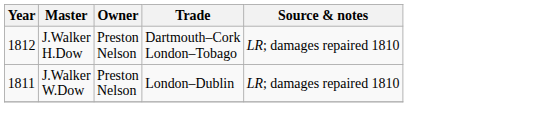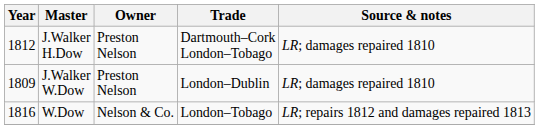(21, 83) 1811 -> (22, 83) 1809
+ row: (63, 113)
